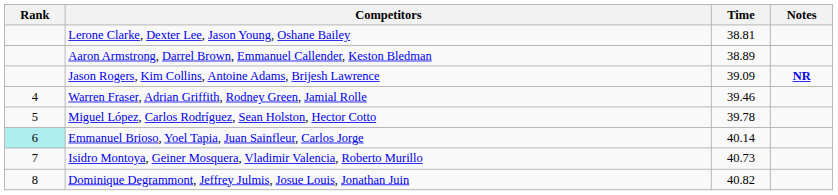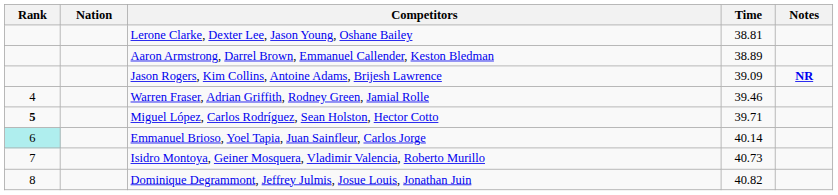+ column: (94, 14)
(35, 117) normal -> (32, 117) bold
(741, 117) 39.78 -> (748, 117) 39.71
